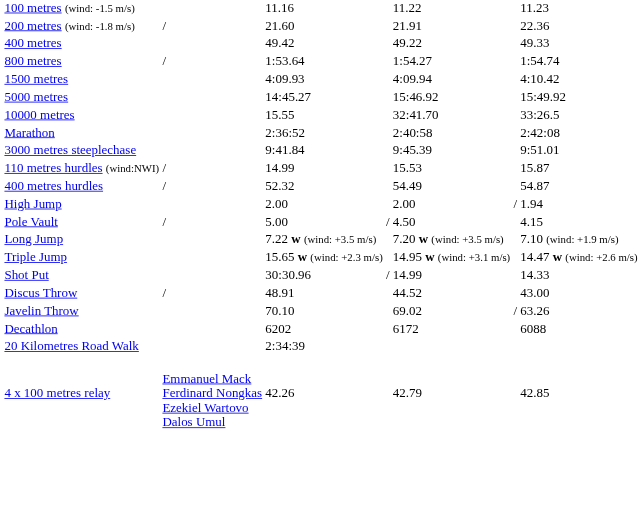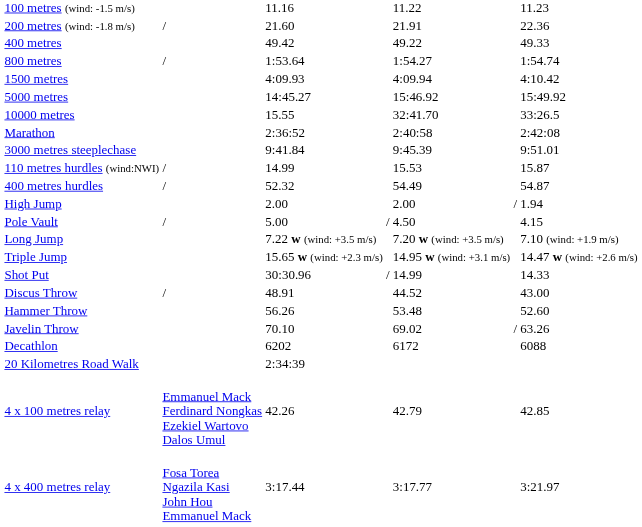+ row: (46, 310)
+ row: (57, 487)
